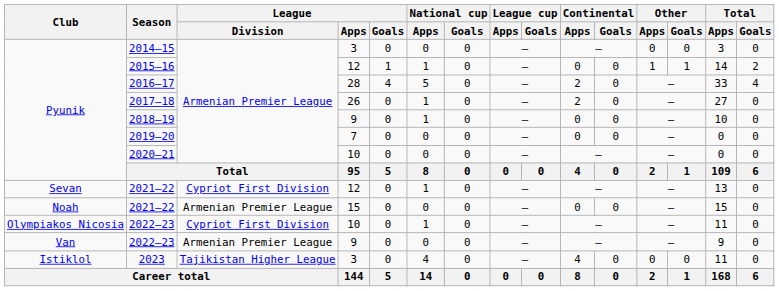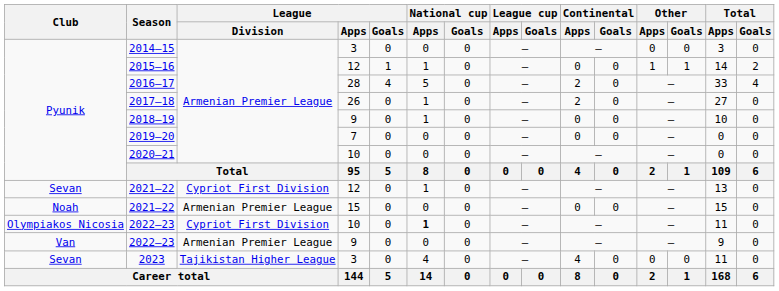(426, 224) normal -> (426, 224) bold
(65, 259) Istiklol -> (65, 259) Sevan
